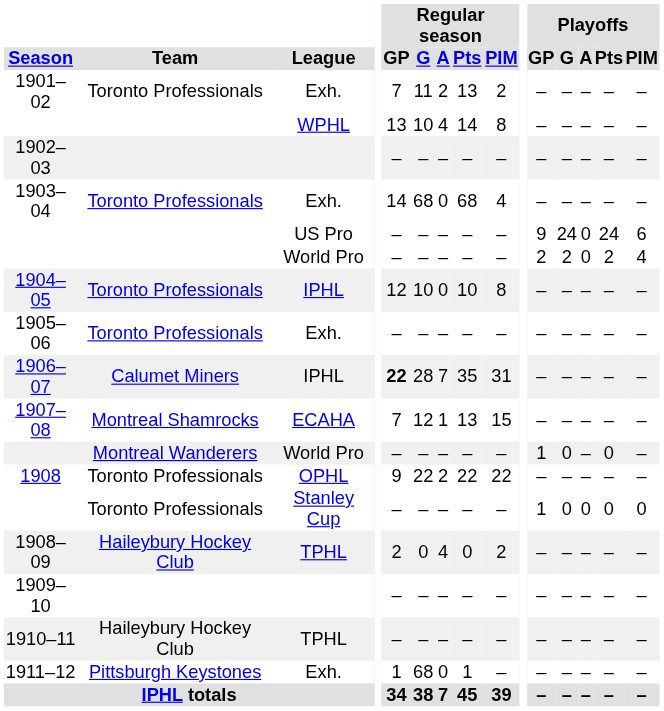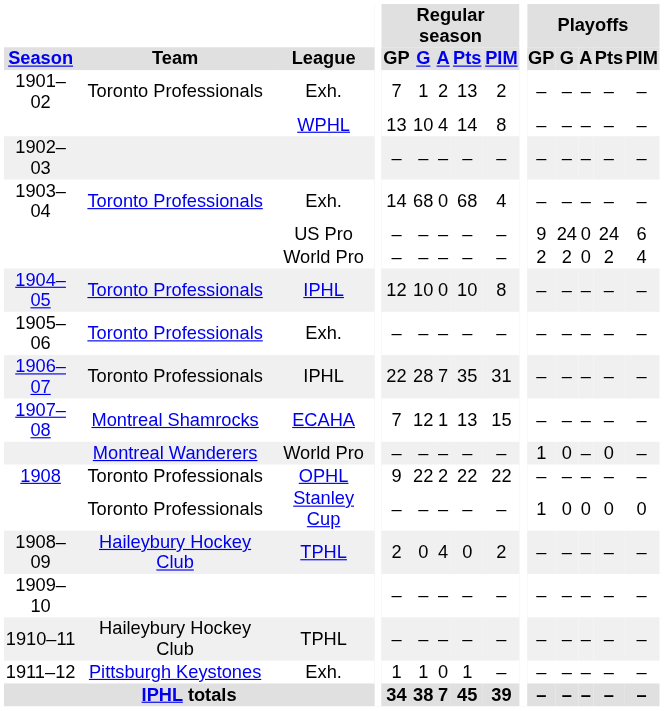(423, 91) 11 -> (423, 91) 1
(175, 376) Calumet Miners -> (175, 376) Toronto Professionals
(397, 376) bold -> (397, 376) normal
(423, 671) 68 -> (423, 671) 1
